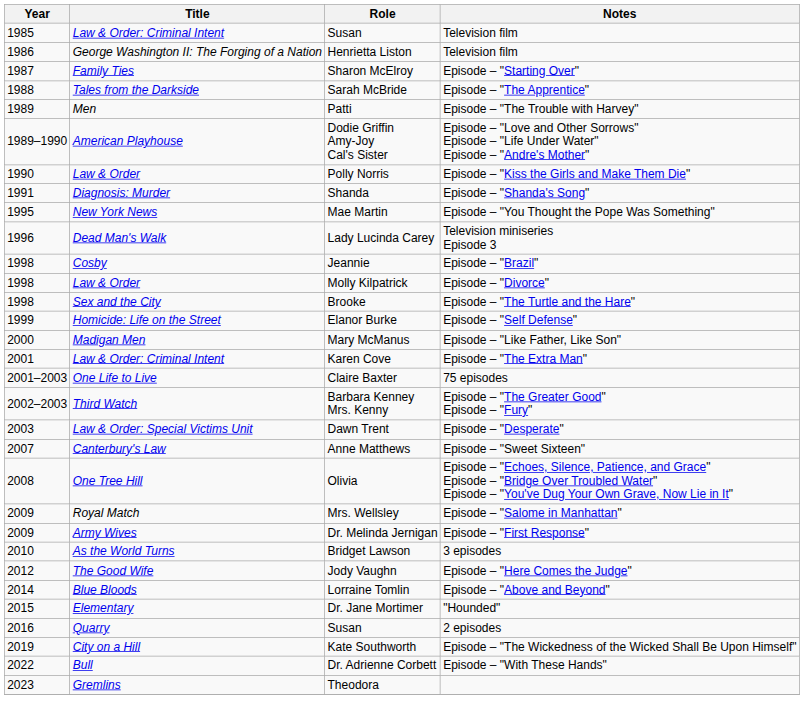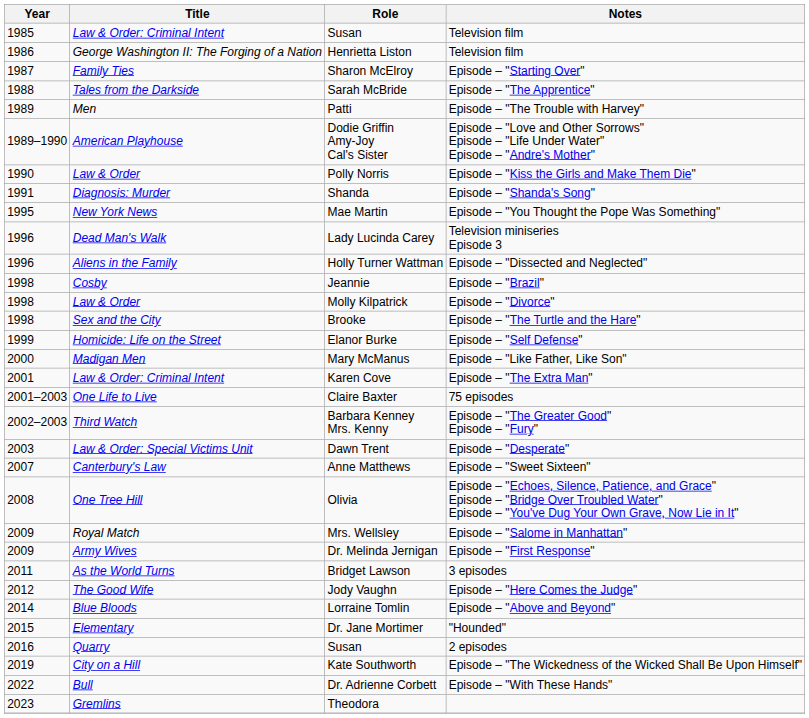+ row: (385, 263)
(20, 551) 2010 -> (20, 570) 2011
